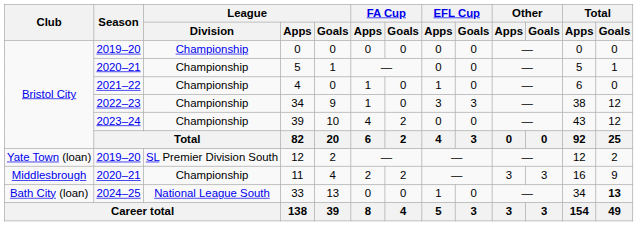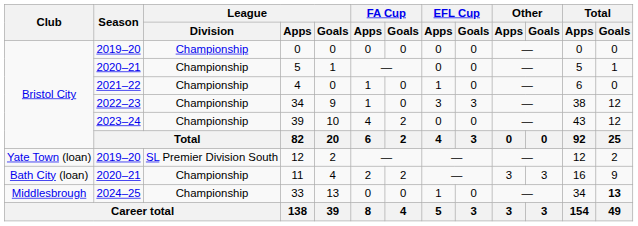(49, 175) Middlesbrough -> (49, 175) Bath City (loan)
(49, 193) Bath City (loan) -> (49, 193) Middlesbrough
(212, 193) National League South -> (212, 193) Championship
